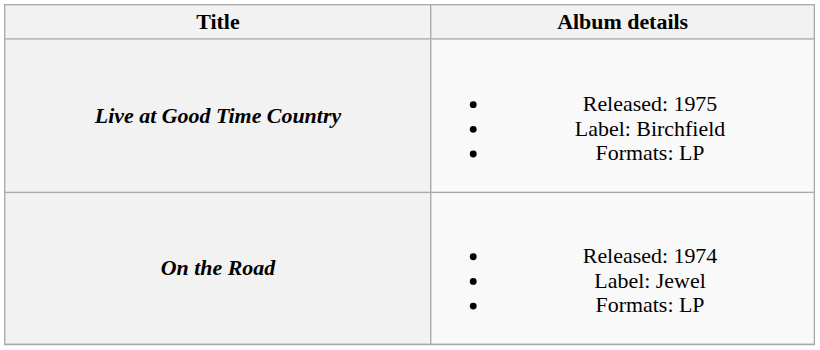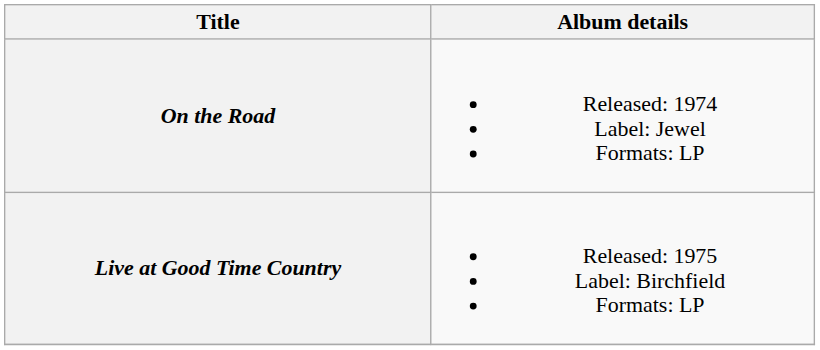rows swapped: (218, 268) <-> (218, 115)
